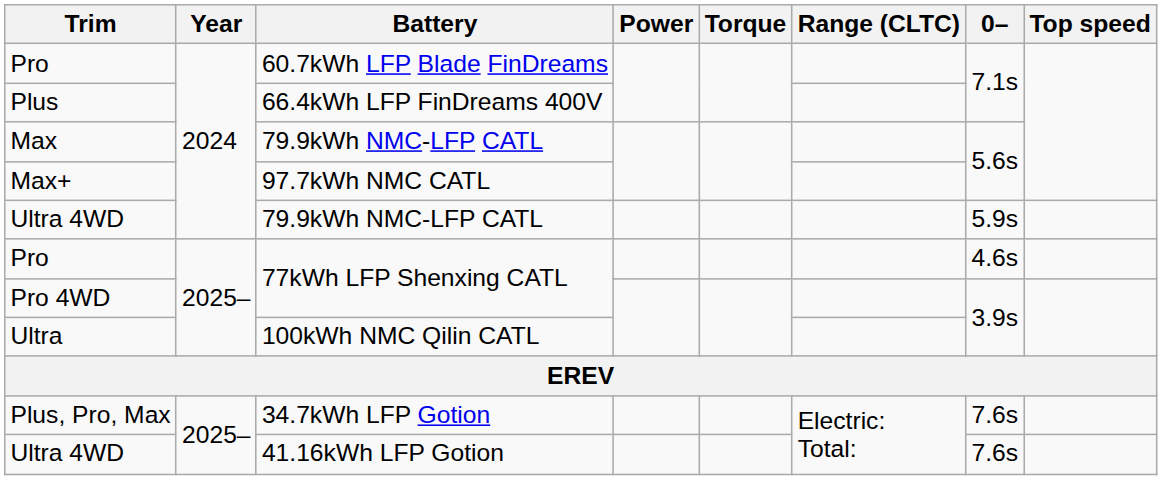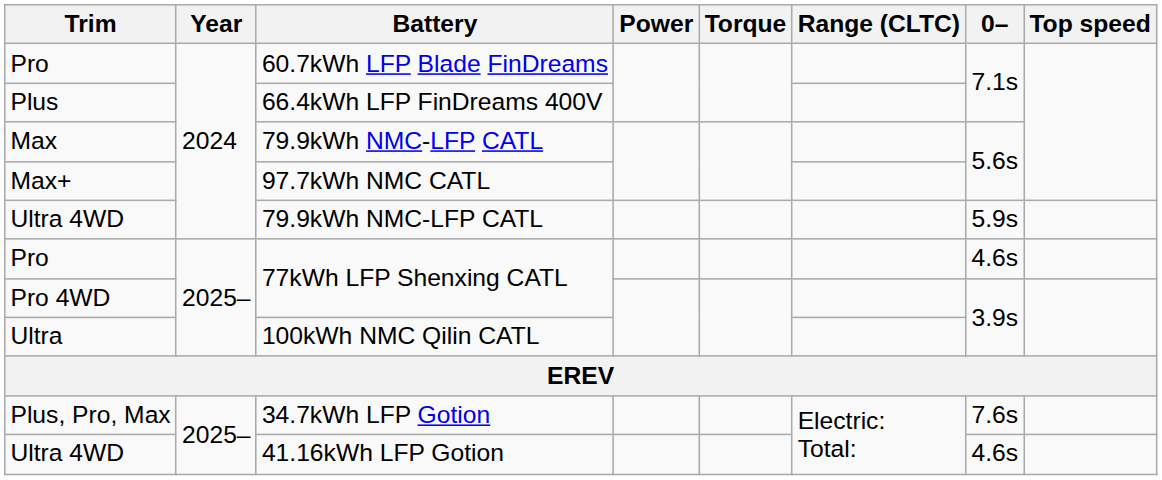(995, 453) 7.6s -> (995, 453) 4.6s
